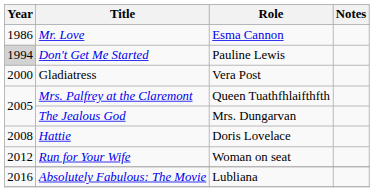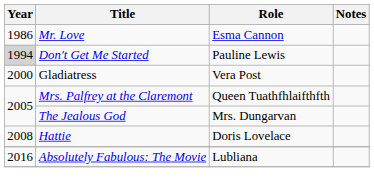- row: (85, 156)
